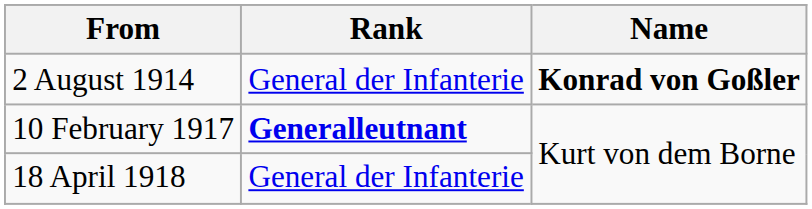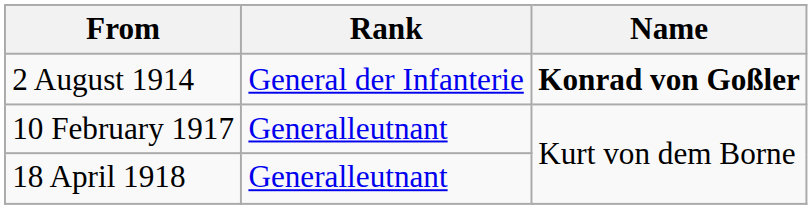(358, 128) bold -> (348, 128) normal
(386, 177) General der Infanterie -> (348, 177) Generalleutnant
